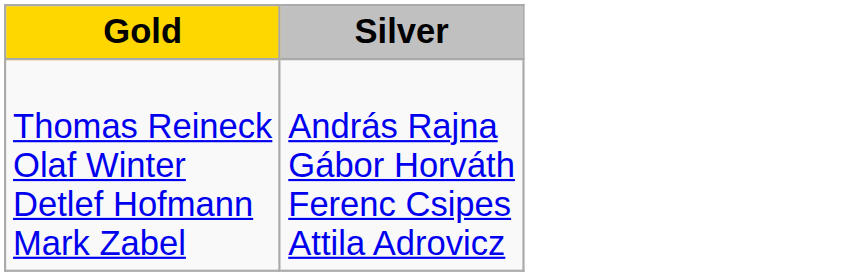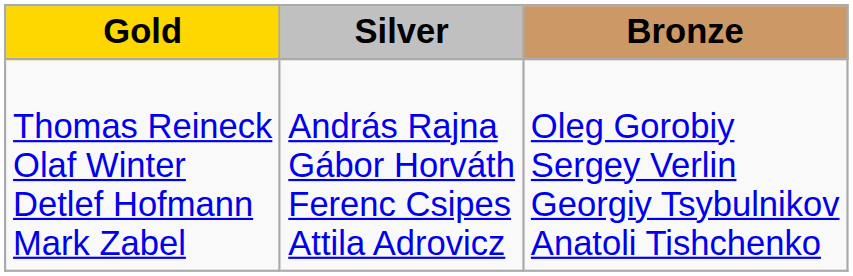+ column: (685, 31)
